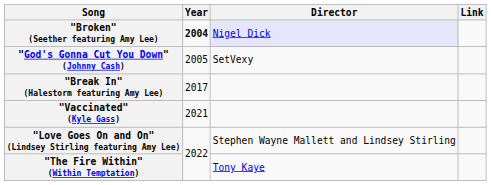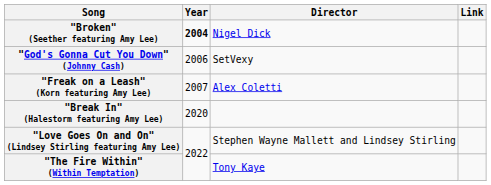(242, 33) lavender background -> (242, 33) no background
(196, 60) 2005 -> (196, 60) 2006
+ row: (93, 87)
(196, 87) 2017 -> (196, 114) 2020
- row: (93, 114)
